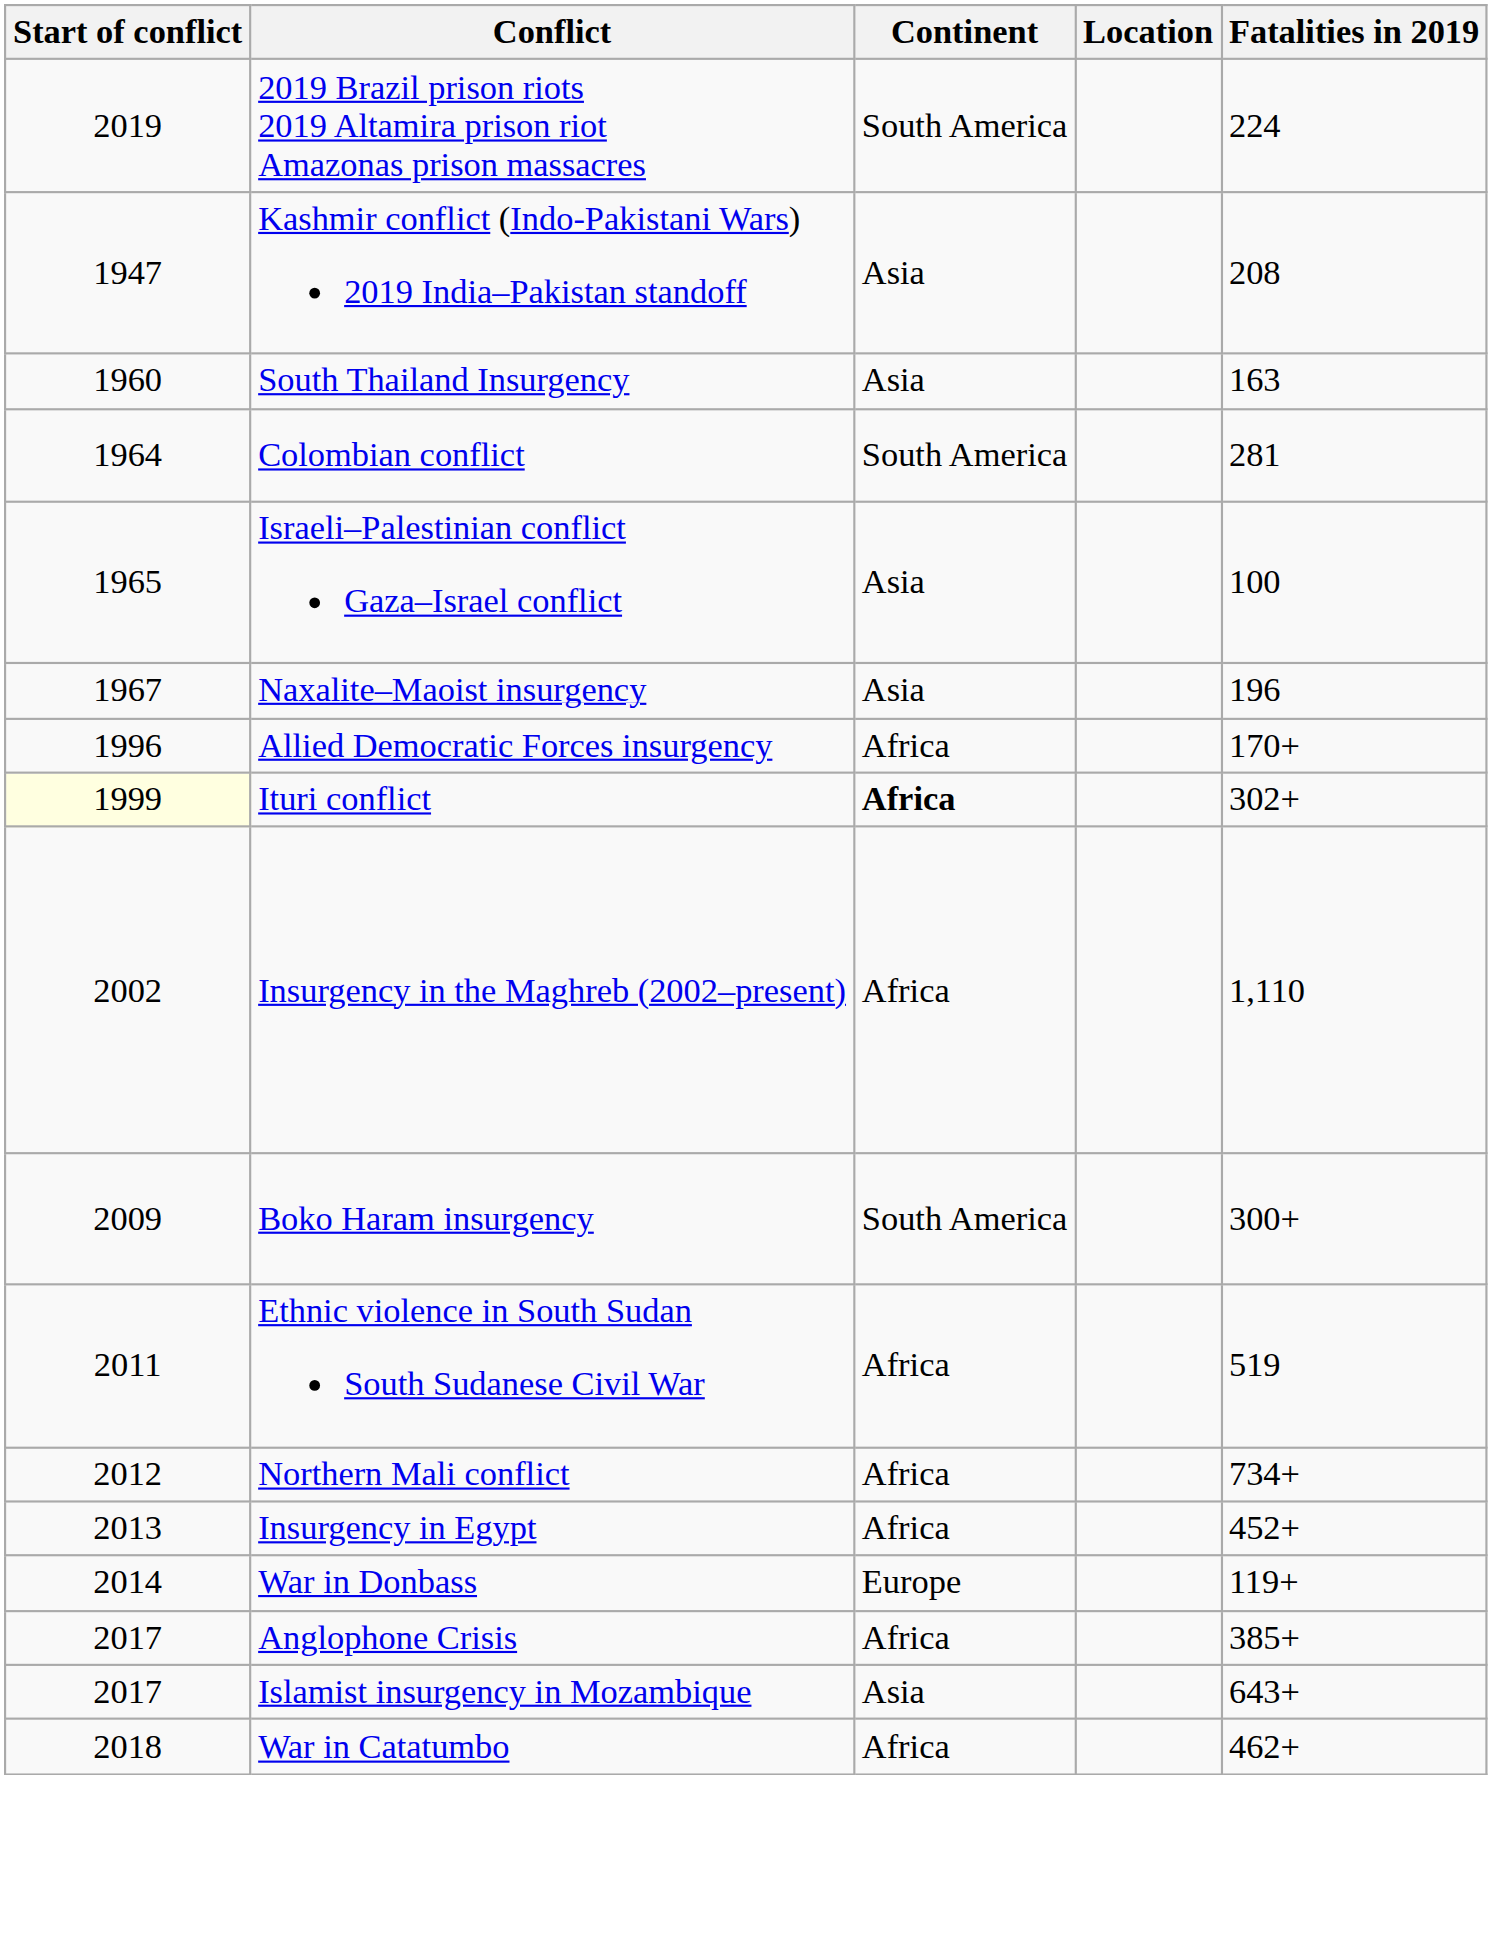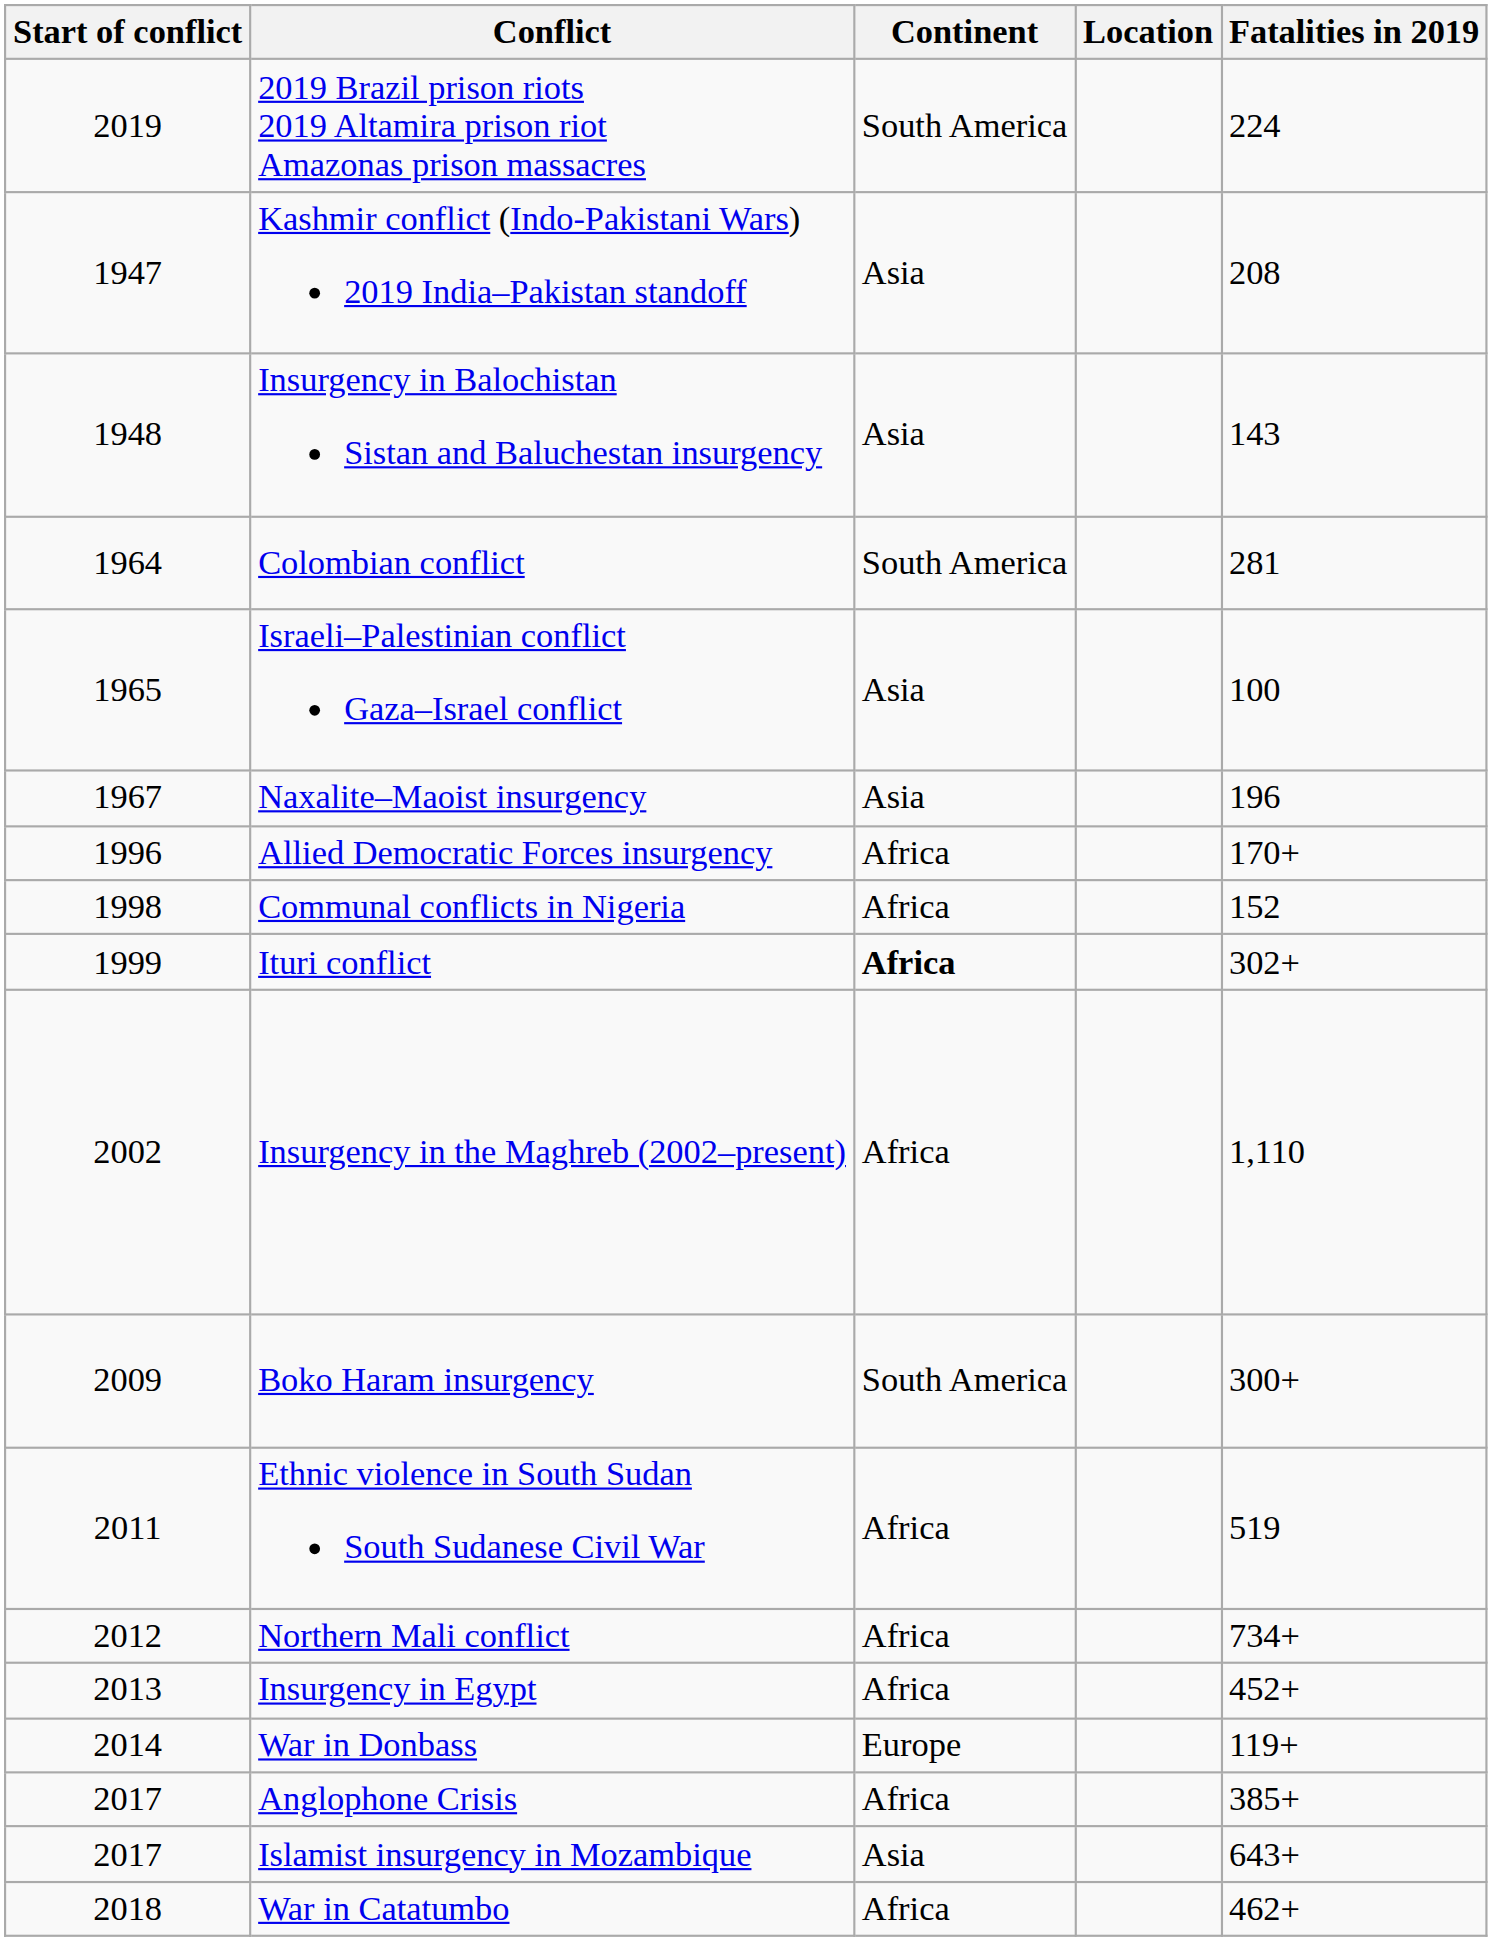+ row: (552, 417)
- row: (444, 380)
+ row: (472, 906)
(128, 799) lightyellow background -> (128, 961) no background
